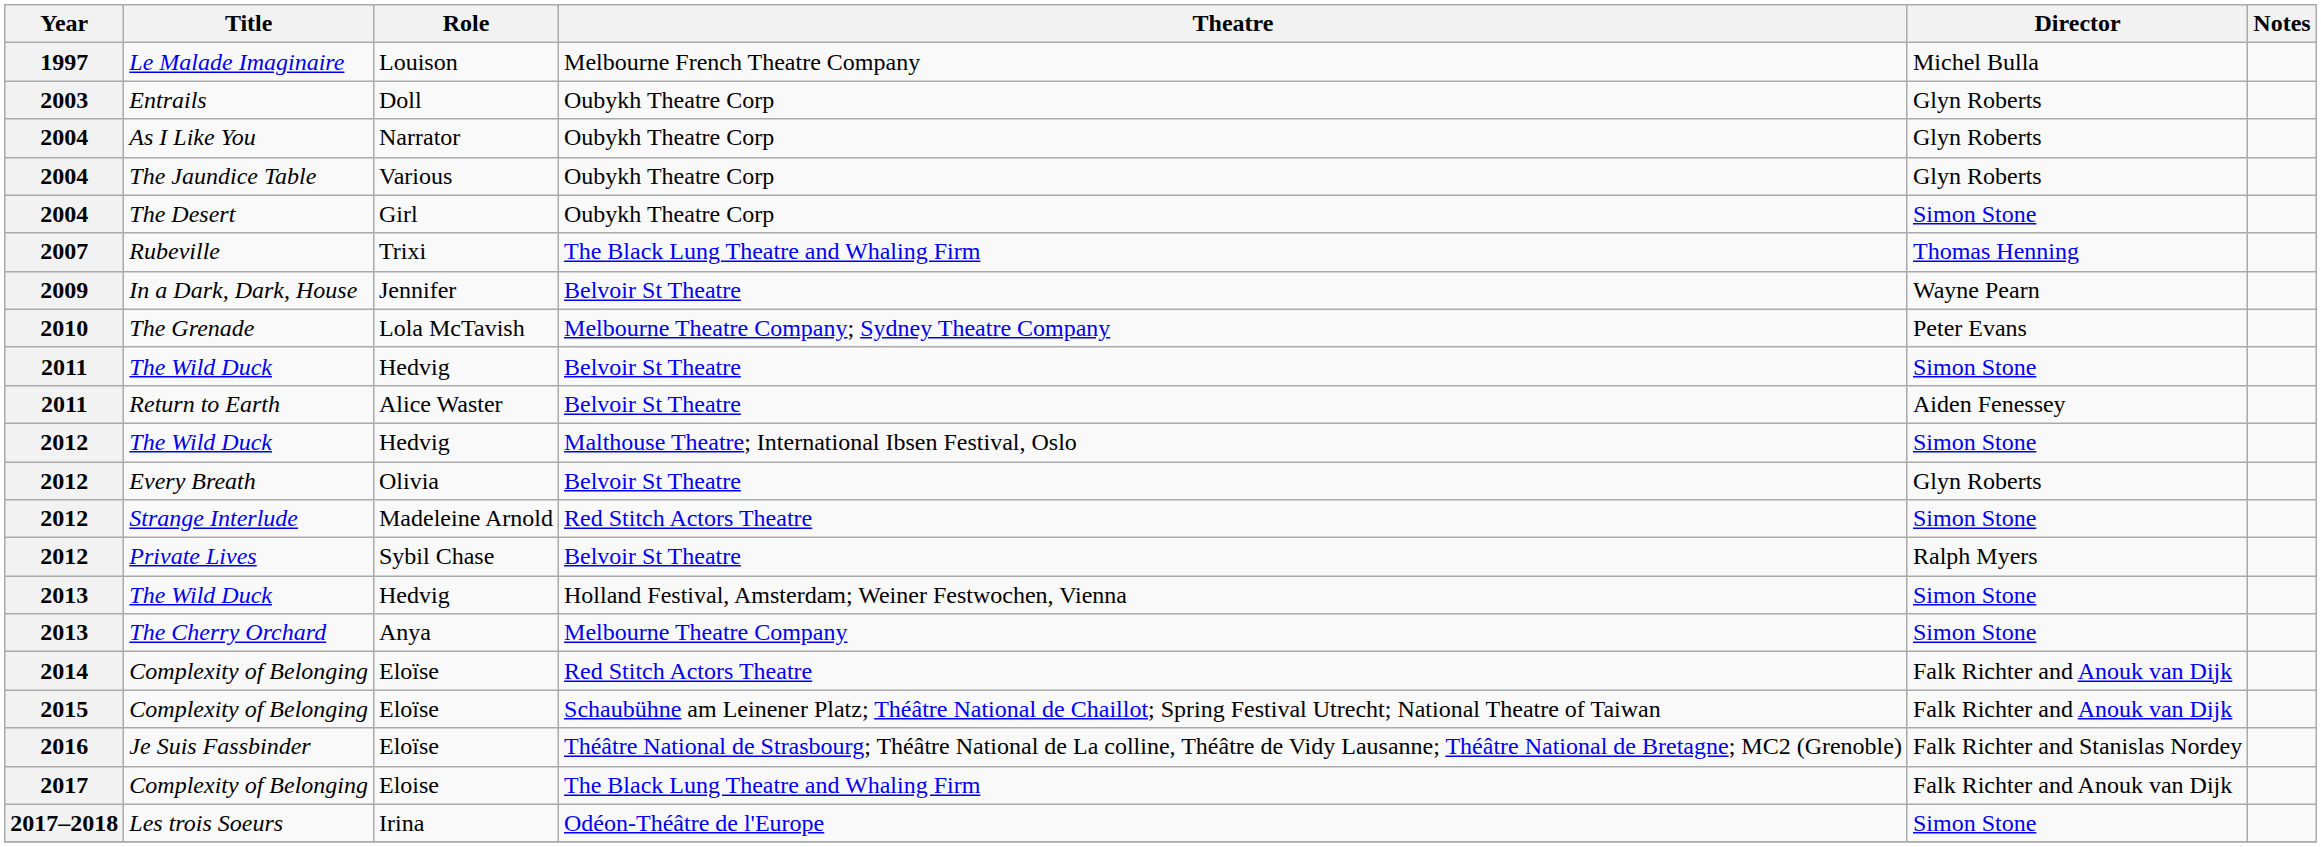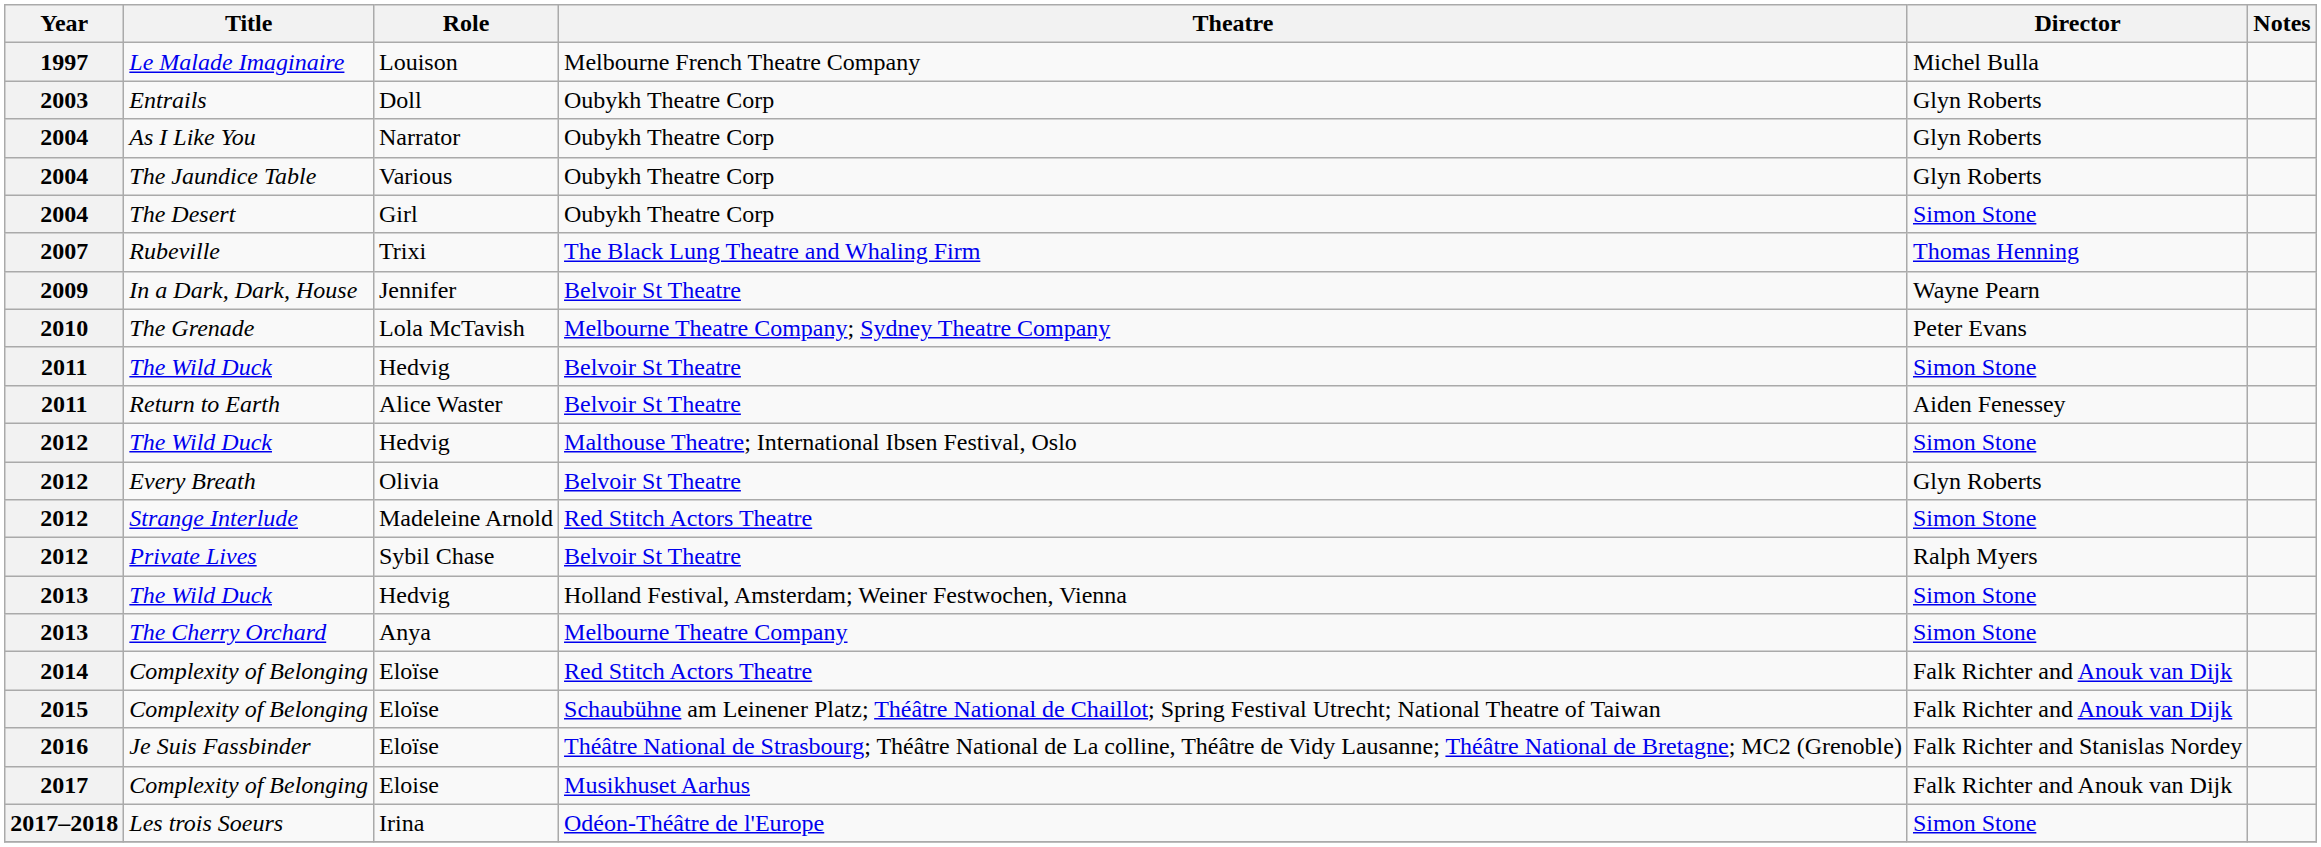(772, 784) The Black Lung Theatre and Whaling Firm -> (657, 784) Musikhuset Aarhus
